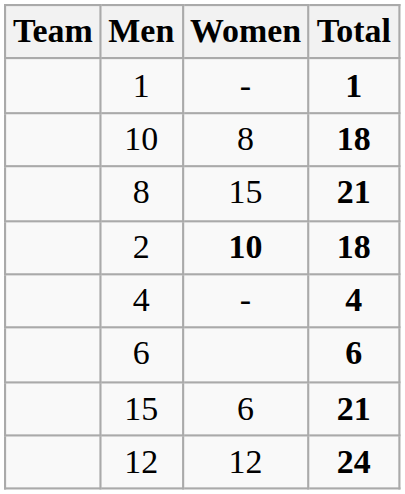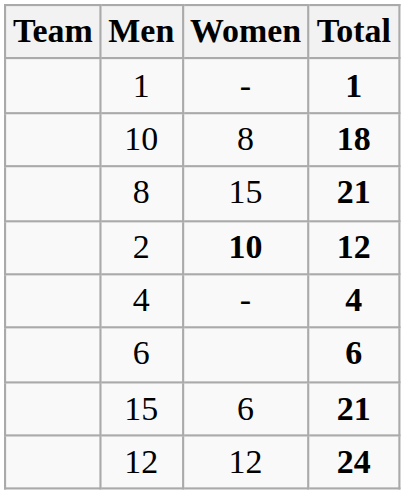(354, 246) 18 -> (354, 246) 12
